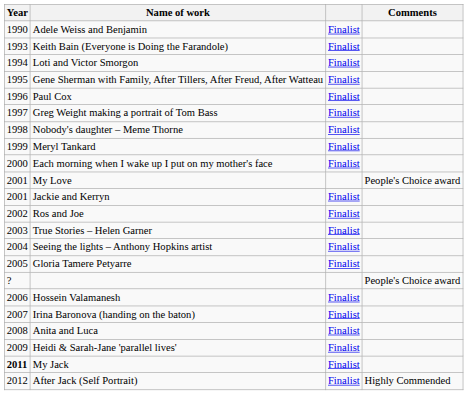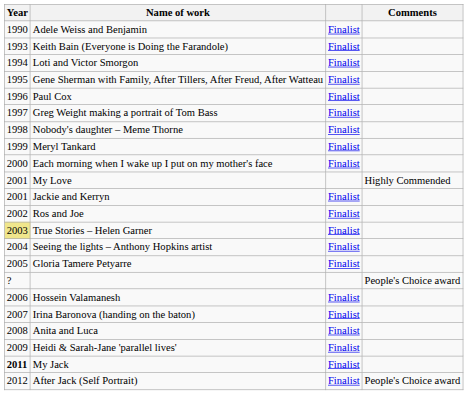(412, 180) People's Choice award -> (408, 180) Highly Commended
(17, 230) no background -> (17, 230) khaki background
(408, 381) Highly Commended -> (412, 381) People's Choice award
